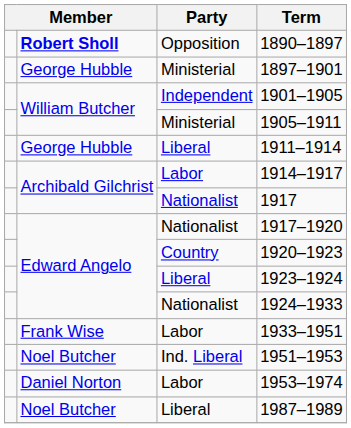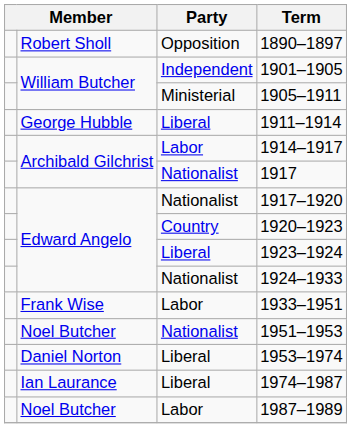(69, 43) bold -> (66, 43) normal
- row: (301, 69)
(202, 357) Ind. Liberal -> (199, 331) Nationalist
(182, 383) Labor -> (186, 357) Liberal
+ row: (301, 383)
(186, 409) Liberal -> (182, 409) Labor
